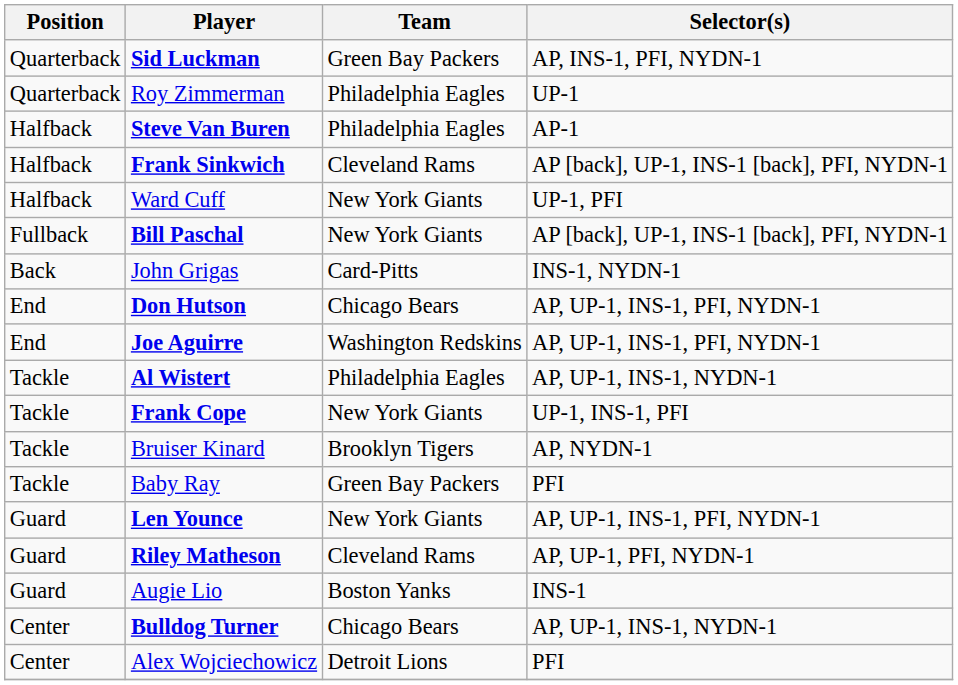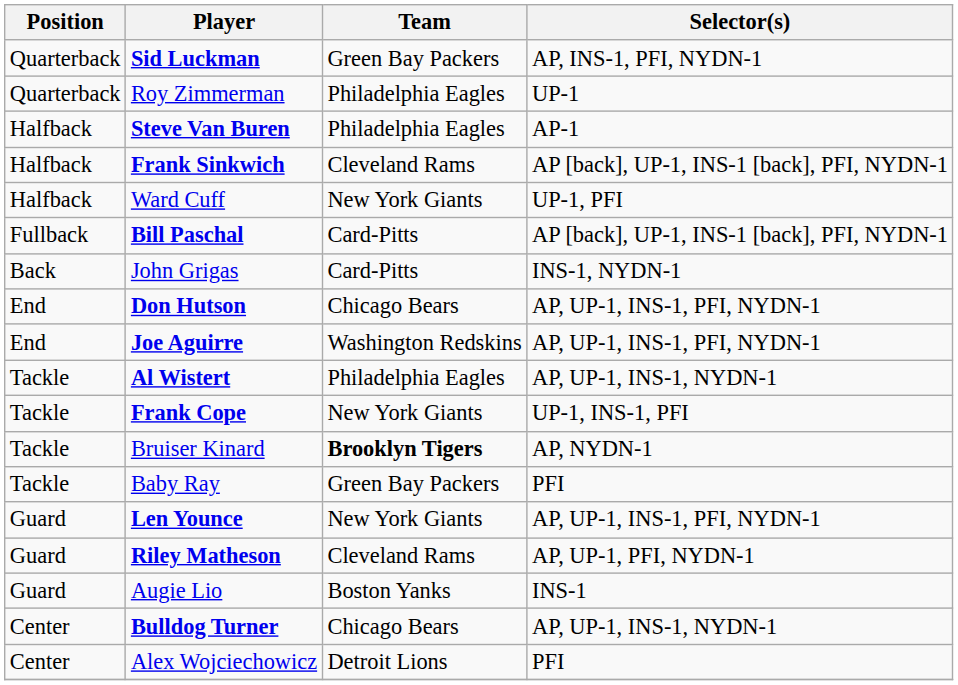(405, 235) New York Giants -> (373, 235) Card-Pitts
(401, 448) normal -> (405, 448) bold
